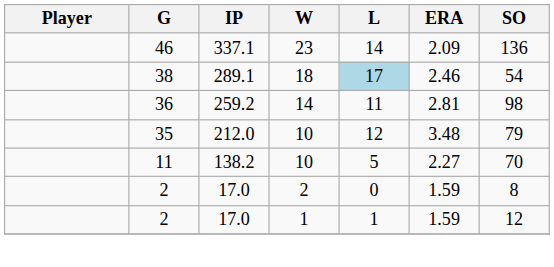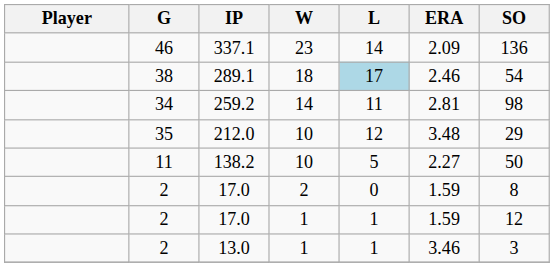(164, 104) 36 -> (164, 104) 34
(514, 133) 79 -> (514, 133) 29
(514, 162) 70 -> (514, 162) 50
+ row: (234, 248)
